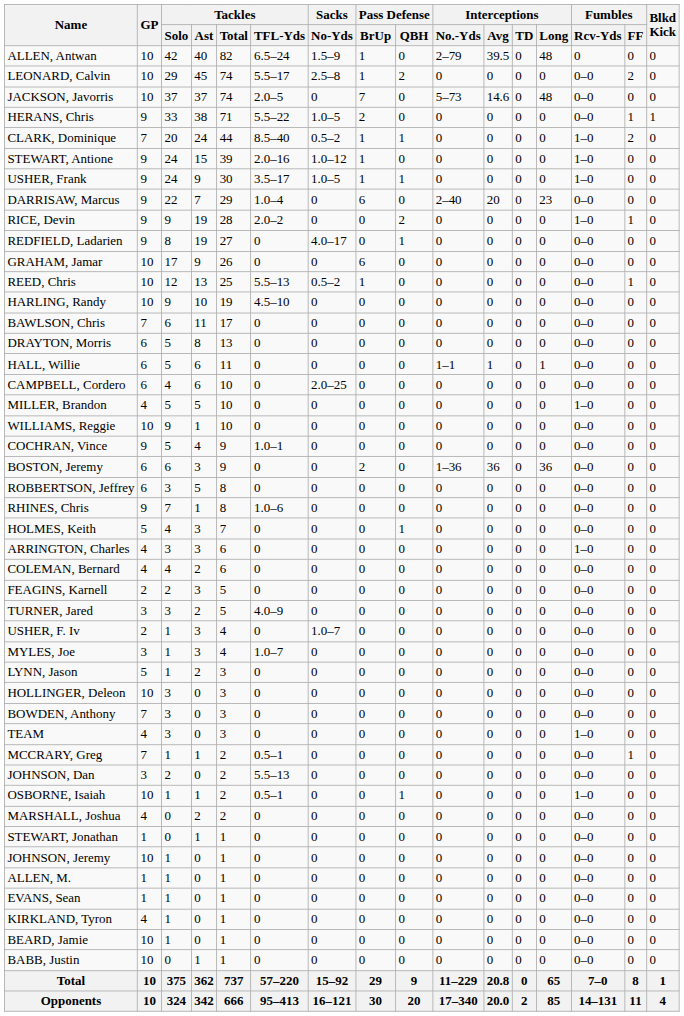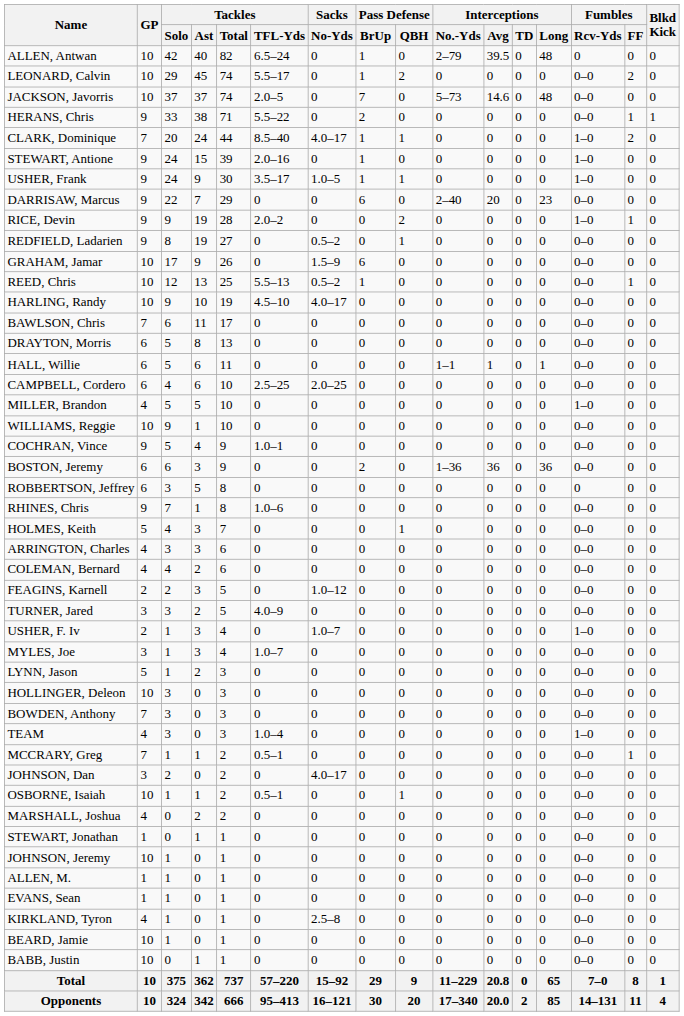(326, 55) 1.5–9 -> (314, 55) 0
(326, 76) 2.5–8 -> (314, 76) 0
(326, 117) 1.0–5 -> (314, 117) 0
(326, 138) 0.5–2 -> (329, 138) 4.0–17
(329, 158) 1.0–12 -> (314, 158) 0
(269, 199) 1.0–4 -> (257, 199) 0
(329, 240) 4.0–17 -> (326, 240) 0.5–2
(314, 261) 0 -> (326, 261) 1.5–9
(314, 302) 0 -> (329, 302) 4.0–17
(257, 384) 0 -> (272, 384) 2.5–25
(584, 487) 0–0 -> (577, 487) 0
(584, 549) 1–0 -> (584, 549) 0–0
(314, 590) 0 -> (329, 590) 1.0–12
(584, 631) 0–0 -> (584, 631) 1–0
(257, 734) 0 -> (269, 734) 1.0–4
(272, 775) 5.5–13 -> (257, 775) 0
(314, 775) 0 -> (329, 775) 4.0–17
(584, 795) 1–0 -> (584, 795) 0–0
(314, 919) 0 -> (326, 919) 2.5–8
